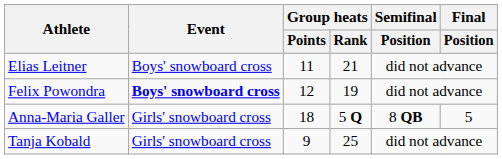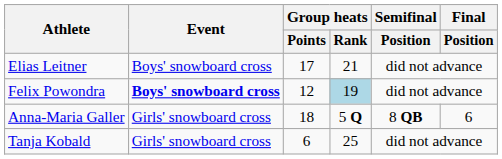(307, 66) 11 -> (307, 66) 17
(350, 91) no background -> (350, 91) lightblue background
(469, 116) 5 -> (469, 116) 6
(307, 141) 9 -> (307, 141) 6
